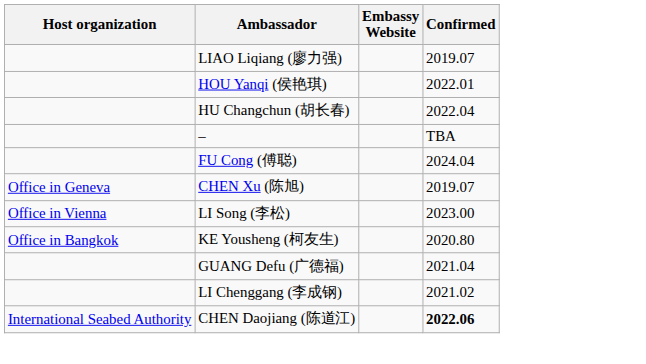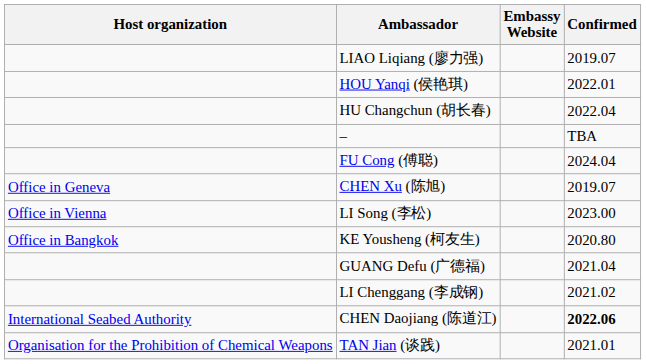+ row: (390, 345)
